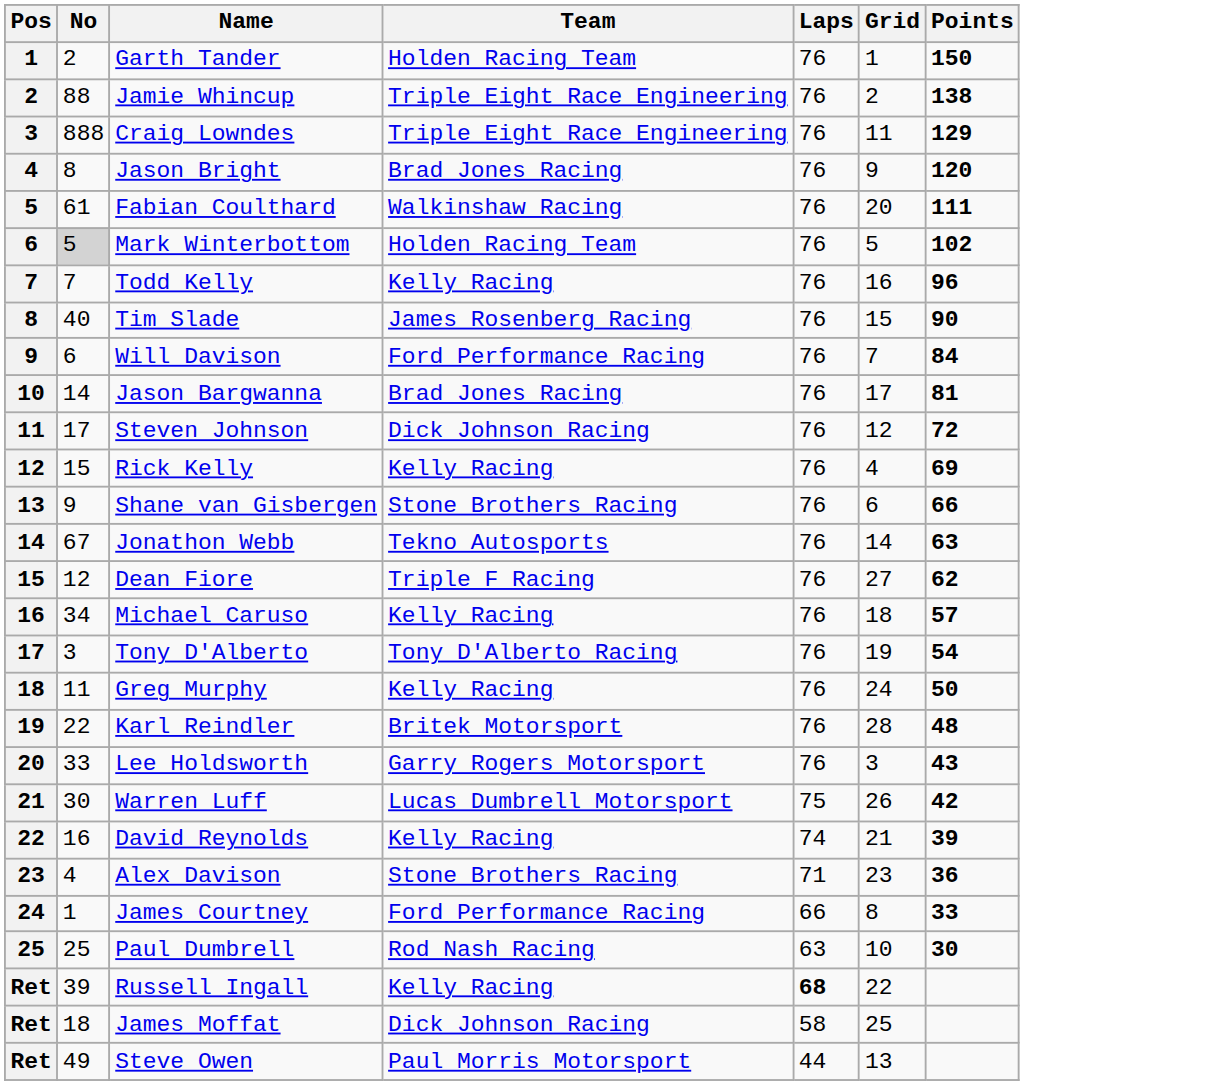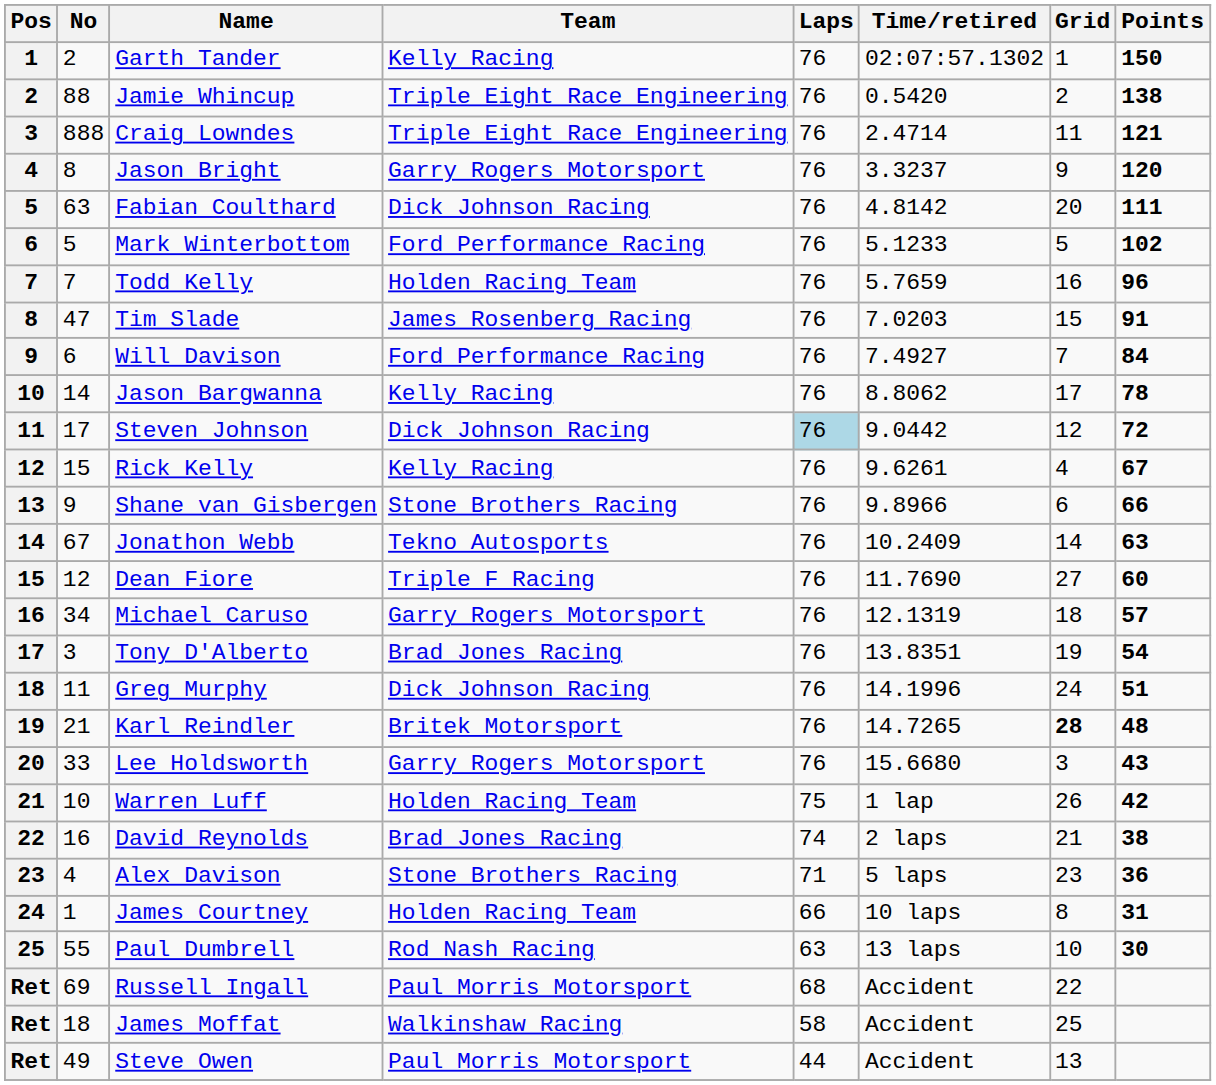+ column: (954, 24)
(512, 61) Holden Racing Team -> (471, 61) Kelly Racing
(952, 135) 129 -> (1142, 135) 121
(505, 172) Brad Jones Racing -> (547, 172) Garry Rogers Motorsport
(77, 209) 61 -> (77, 209) 63
(505, 209) Walkinshaw Racing -> (519, 209) Dick Johnson Racing
(70, 246) lightgrey background -> (70, 246) no background
(512, 246) Holden Racing Team -> (547, 246) Ford Performance Racing
(471, 283) Kelly Racing -> (512, 283) Holden Racing Team
(77, 320) 40 -> (77, 320) 47
(945, 320) 90 -> (1135, 320) 91
(505, 395) Brad Jones Racing -> (471, 395) Kelly Racing
(945, 395) 81 -> (1135, 395) 78
(813, 432) no background -> (813, 432) lightblue background
(945, 469) 69 -> (1135, 469) 67
(945, 580) 62 -> (1135, 580) 60
(471, 617) Kelly Racing -> (547, 617) Garry Rogers Motorsport
(533, 654) Tony D'Alberto Racing -> (505, 654) Brad Jones Racing
(471, 691) Kelly Racing -> (519, 691) Dick Johnson Racing
(945, 691) 50 -> (1135, 691) 51
(77, 728) 22 -> (77, 728) 21
(879, 728) normal -> (1069, 728) bold
(77, 803) 30 -> (77, 803) 10
(560, 803) Lucas Dumbrell Motorsport -> (512, 803) Holden Racing Team
(471, 840) Kelly Racing -> (505, 840) Brad Jones Racing
(945, 840) 39 -> (1135, 840) 38
(547, 914) Ford Performance Racing -> (512, 914) Holden Racing Team
(945, 914) 33 -> (1135, 914) 31
(77, 951) 25 -> (77, 951) 55
(77, 988) 39 -> (77, 988) 69
(471, 988) Kelly Racing -> (540, 988) Paul Morris Motorsport
(813, 988) bold -> (813, 988) normal
(519, 1025) Dick Johnson Racing -> (505, 1025) Walkinshaw Racing
